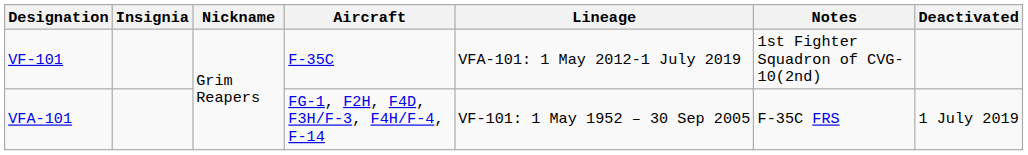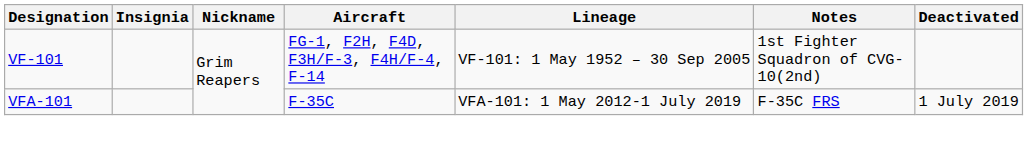(311, 59) F-35C -> (366, 59) FG-1, F2H, F4D, F3H/F-3, F4H/F-4, F-14
(600, 59) VFA-101: 1 May 2012-1 July 2019 -> (604, 59) VF-101: 1 May 1952 – 30 Sep 2005
(366, 119) FG-1, F2H, F4D, F3H/F-3, F4H/F-4, F-14 -> (311, 102) F-35C
(604, 119) VF-101: 1 May 1952 – 30 Sep 2005 -> (600, 102) VFA-101: 1 May 2012-1 July 2019
